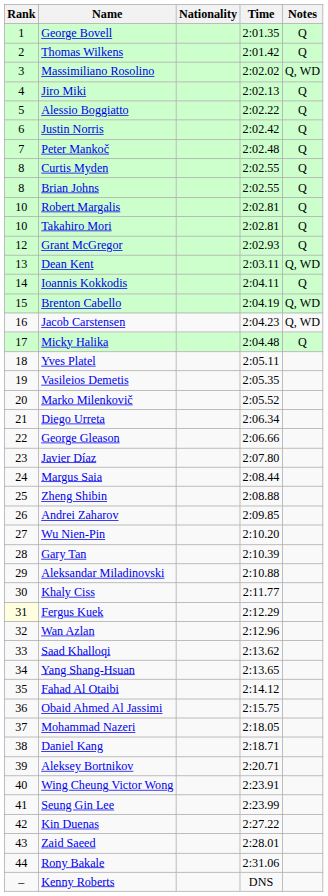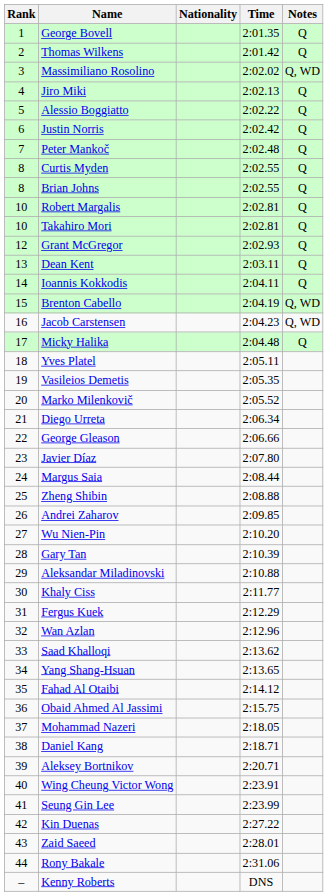(302, 264) Q, WD -> (302, 264) Q
(21, 611) lightyellow background -> (21, 611) no background
